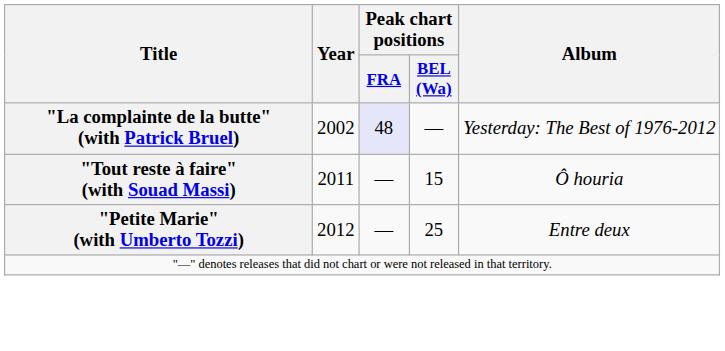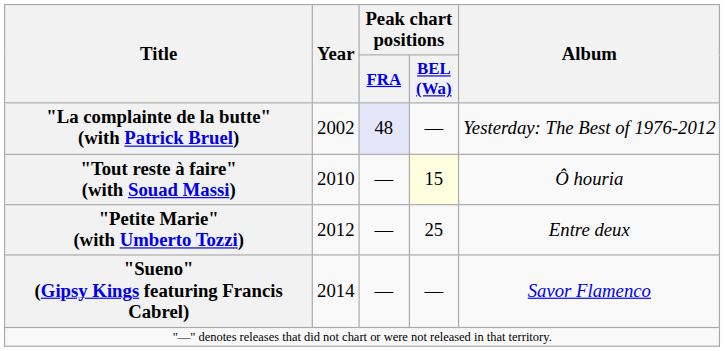(336, 179) 2011 -> (336, 179) 2010
(434, 179) no background -> (434, 179) lightyellow background
+ row: (159, 291)
